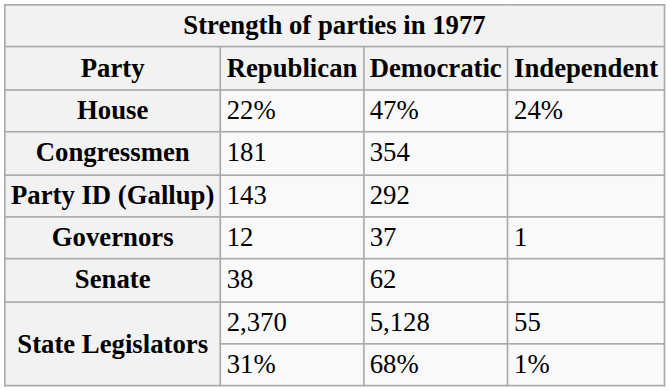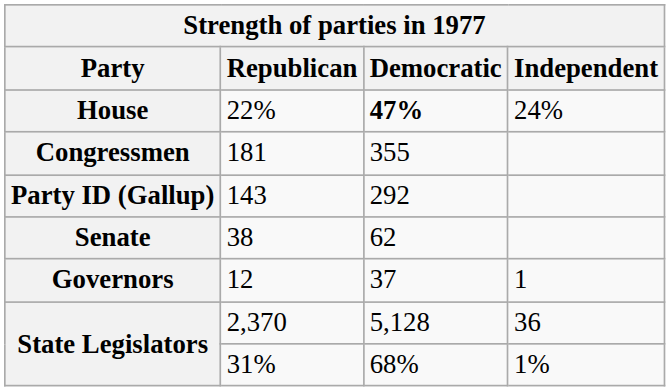(394, 110) normal -> (396, 110) bold
(390, 152) 354 -> (390, 152) 355
rows swapped: (240, 279) <-> (240, 237)
(527, 322) 55 -> (527, 322) 36
